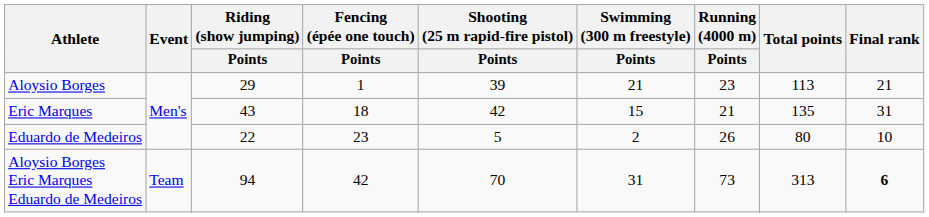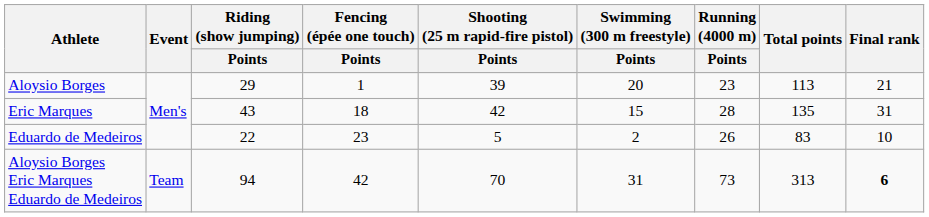(636, 85) 21 -> (636, 85) 20
(727, 111) 21 -> (727, 111) 28
(803, 137) 80 -> (803, 137) 83
